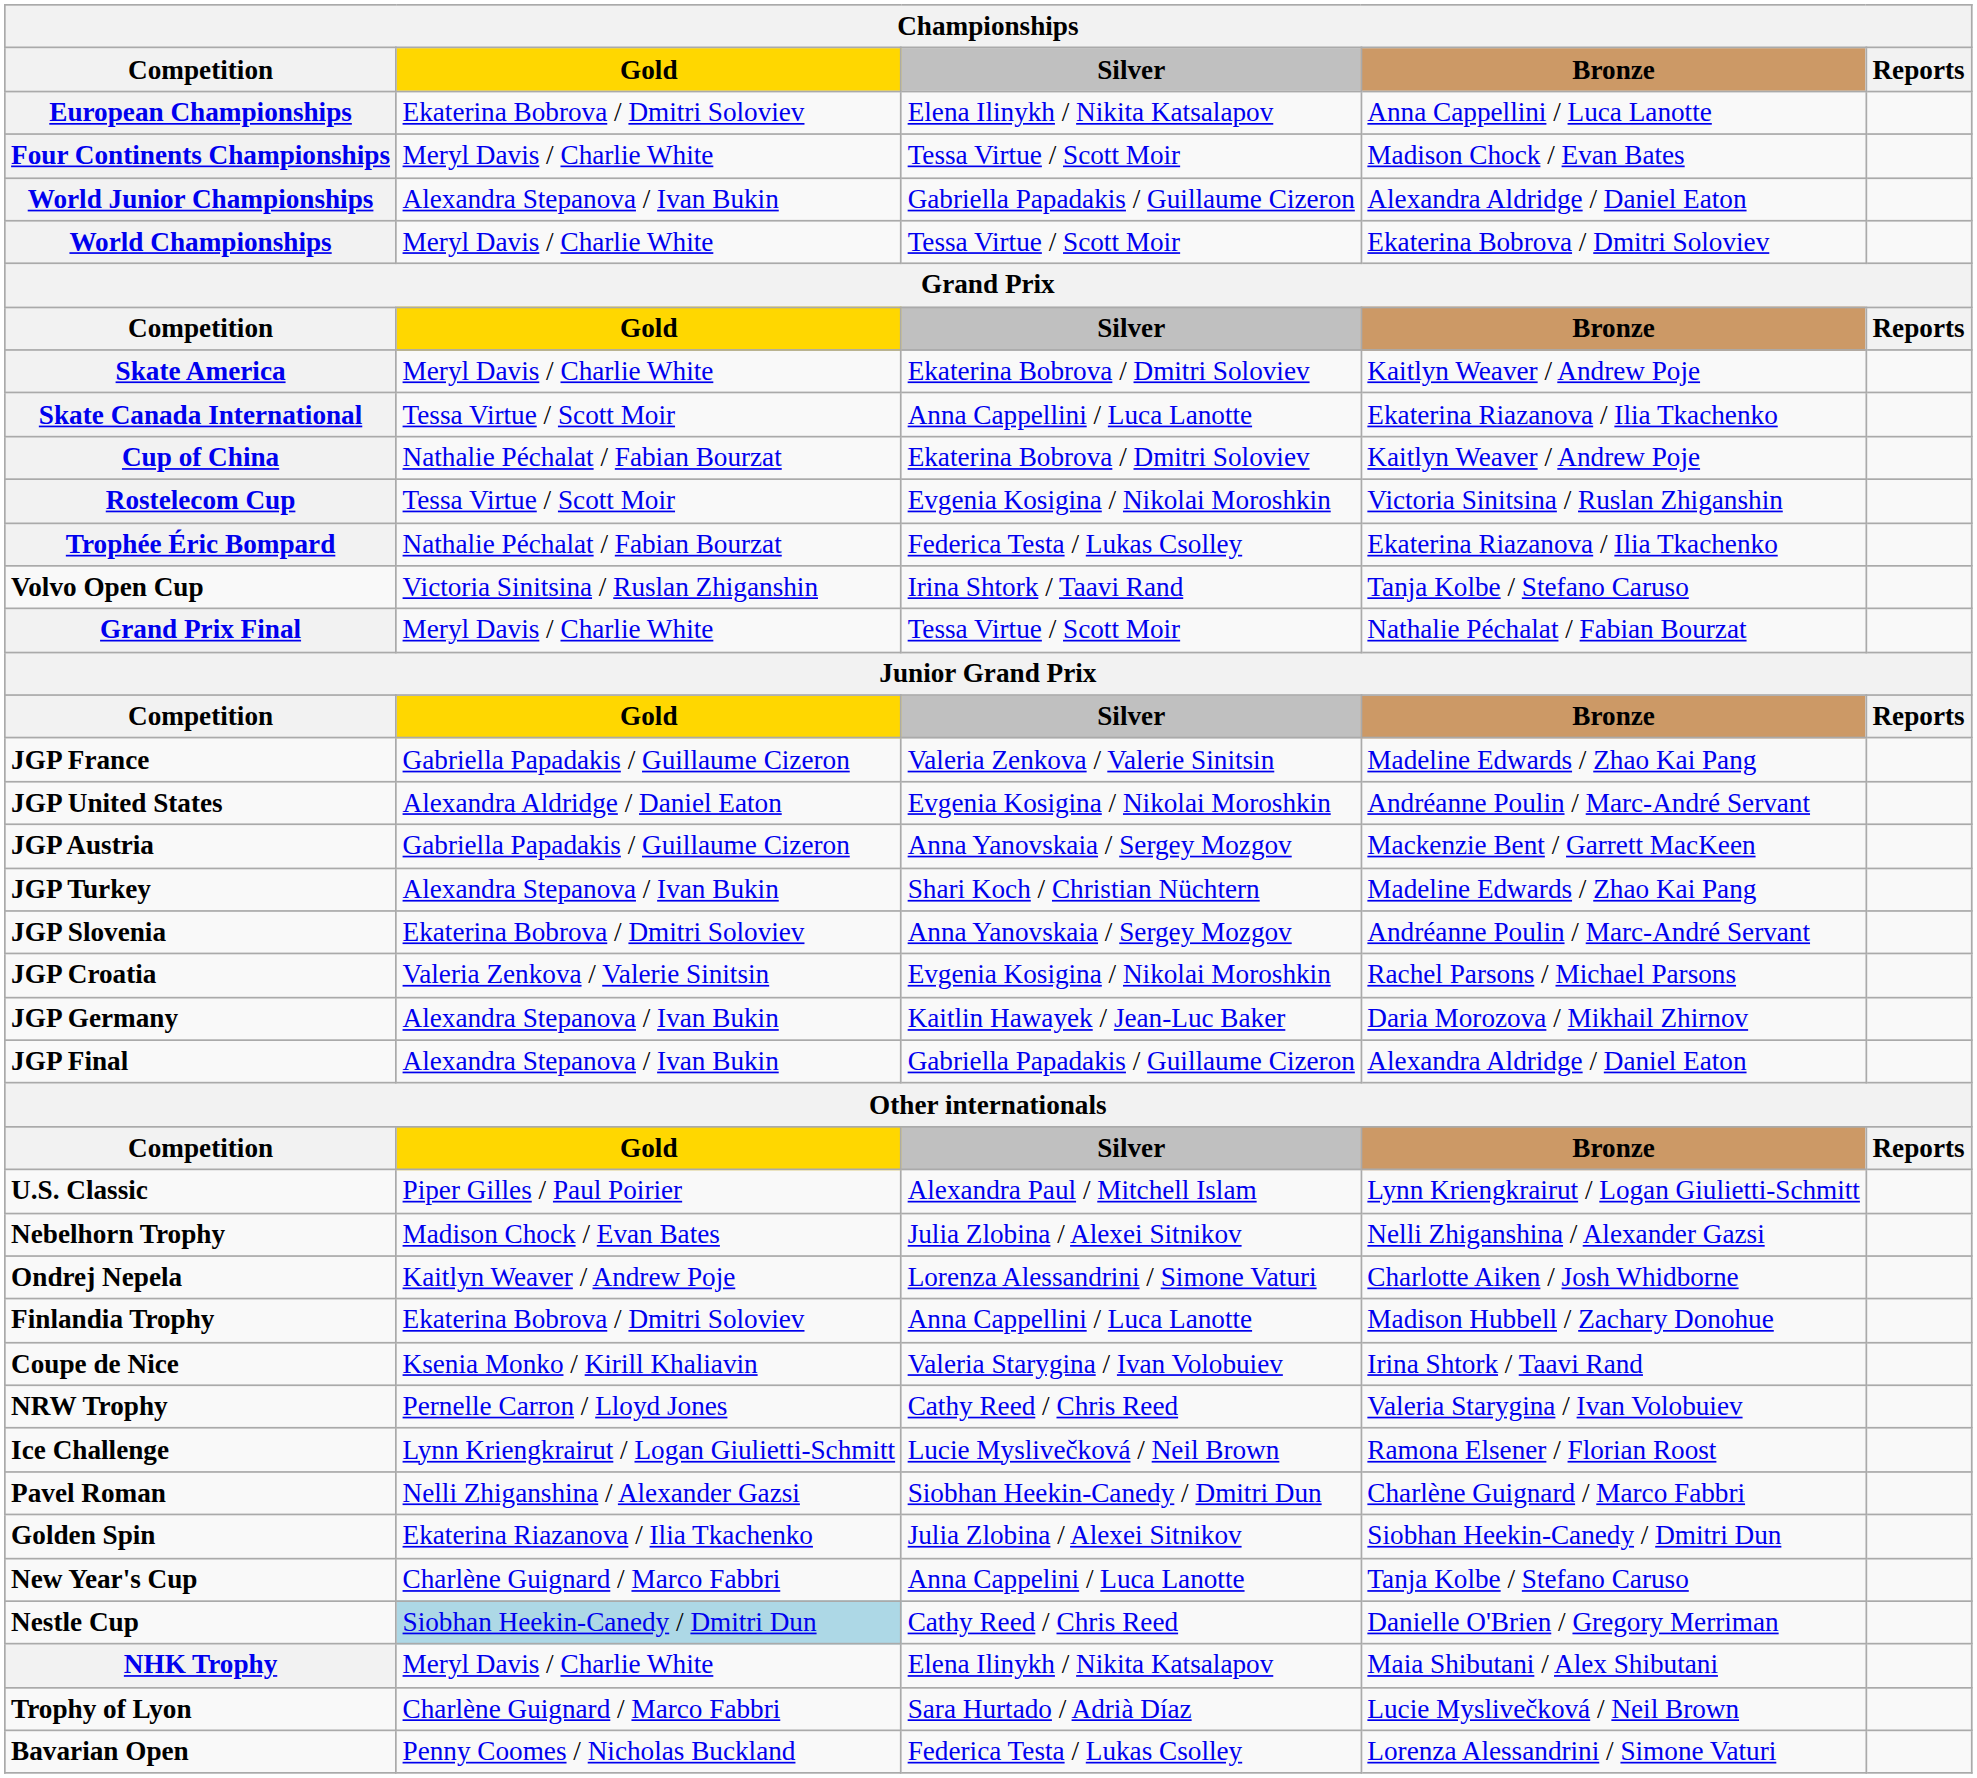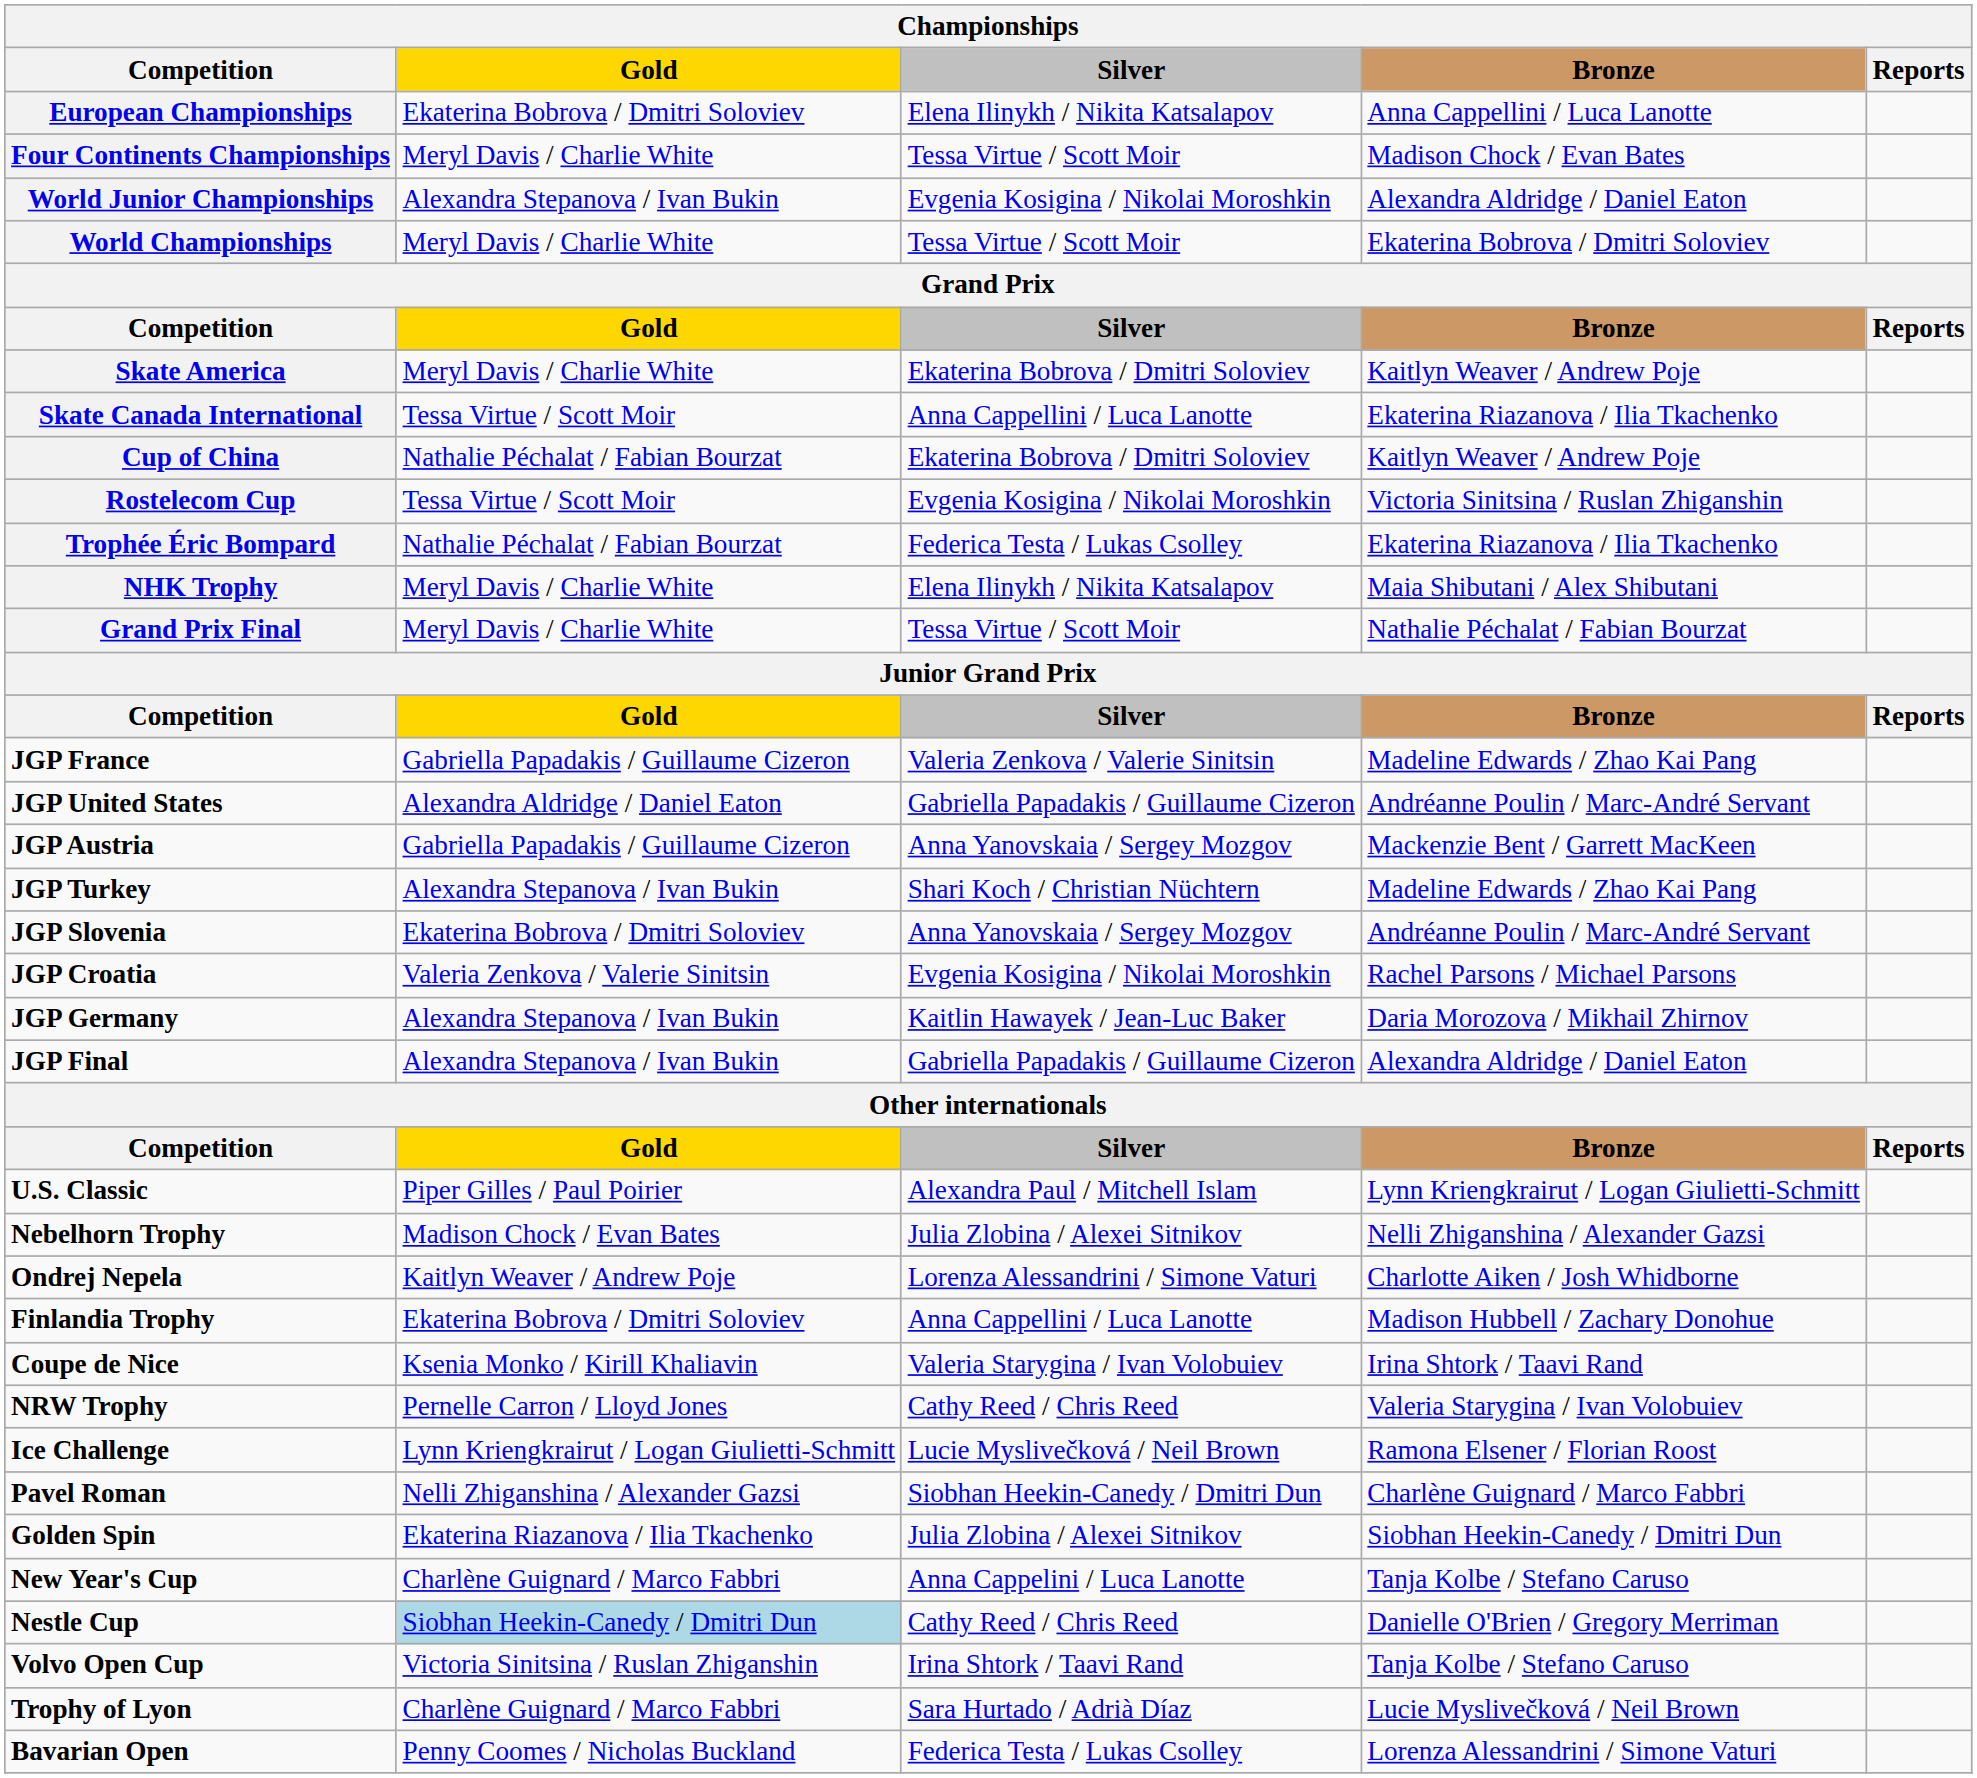(1131, 198) Gabriella Papadakis / Guillaume Cizeron -> (1119, 198) Evgenia Kosigina / Nikolai Moroshkin
rows swapped: (201, 1665) <-> (107, 586)
(1119, 802) Evgenia Kosigina / Nikolai Moroshkin -> (1131, 802) Gabriella Papadakis / Guillaume Cizeron
